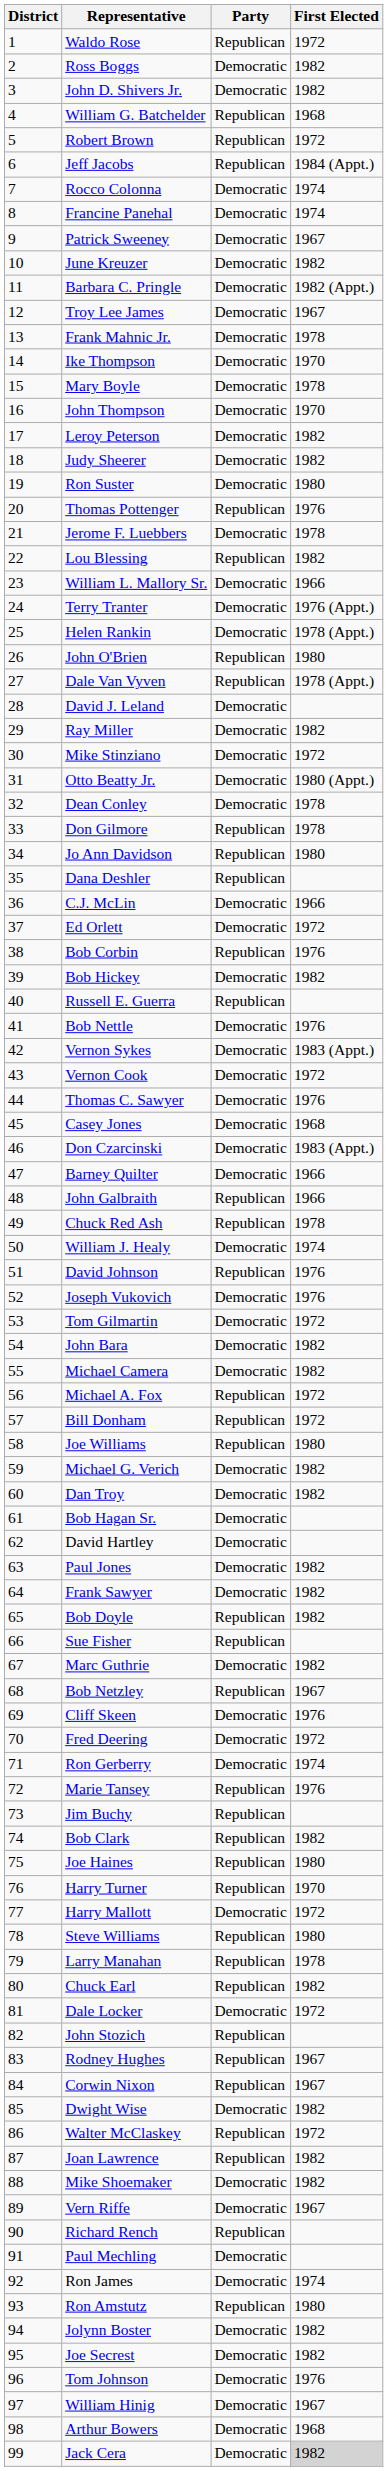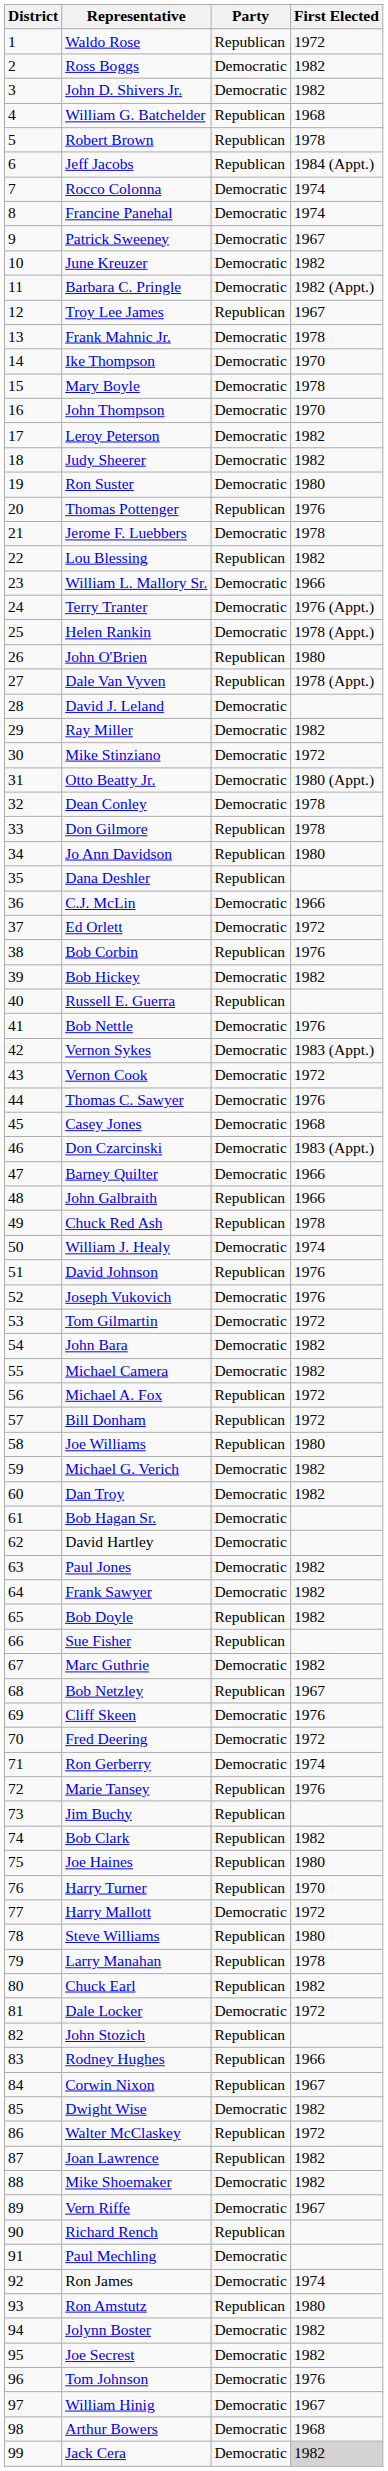(309, 139) 1972 -> (309, 139) 1978
(251, 312) Democratic -> (250, 312) Republican
(309, 2059) 1967 -> (309, 2059) 1966
